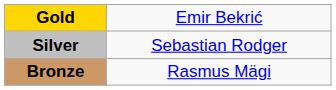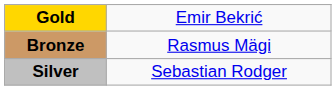rows swapped: (56, 44) <-> (56, 71)
